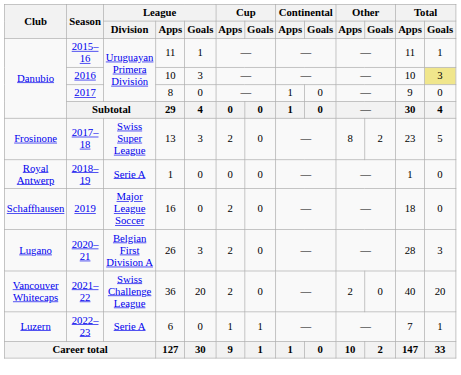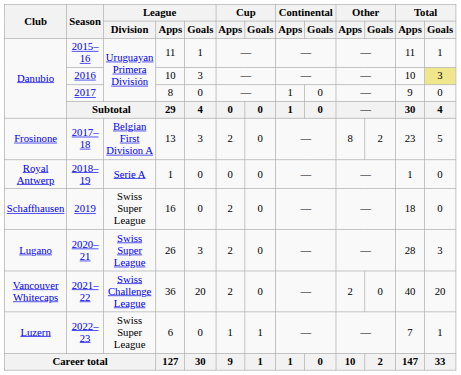(130, 139) Swiss Super League -> (130, 139) Belgian First Division A
(130, 209) Major League Soccer -> (130, 209) Swiss Super League
(130, 250) Belgian First Division A -> (130, 250) Swiss Super League
(130, 326) Serie A -> (130, 332) Swiss Super League
